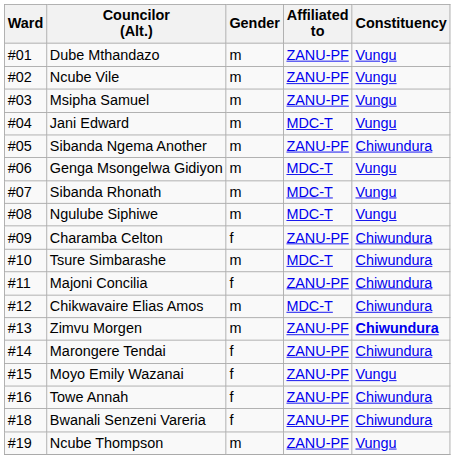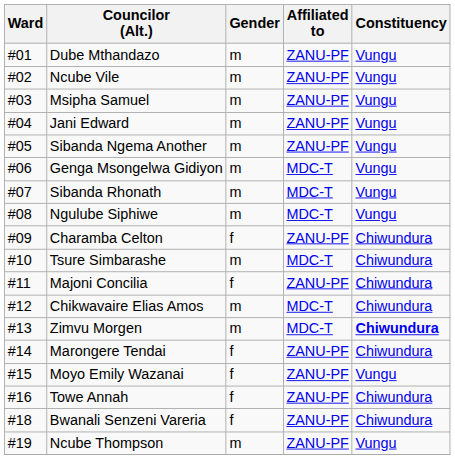(310, 123) MDC-T -> (318, 123) ZANU-PF
(394, 146) Chiwundura -> (376, 146) Vungu
(318, 329) ZANU-PF -> (310, 329) MDC-T
